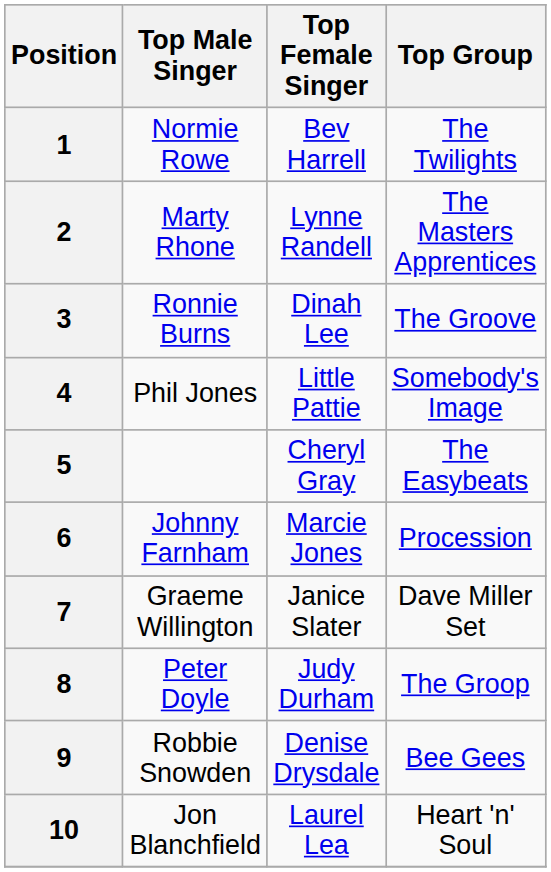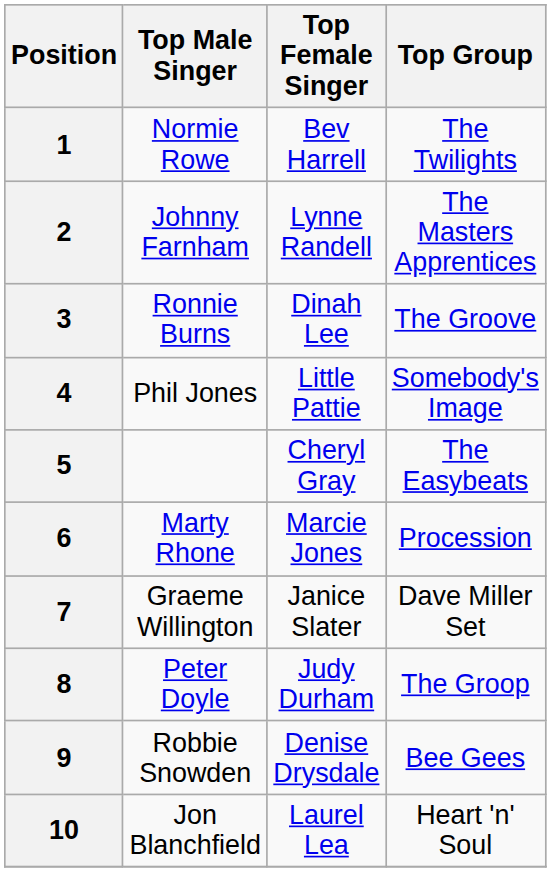(195, 232) Marty Rhone -> (195, 232) Johnny Farnham
(195, 538) Johnny Farnham -> (195, 538) Marty Rhone
